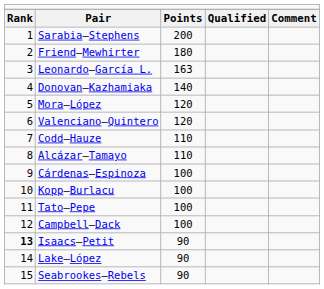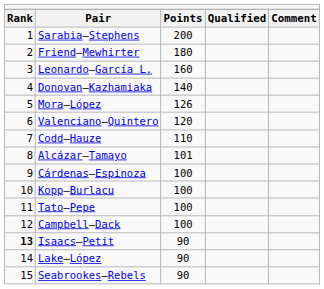(183, 70) 163 -> (183, 70) 160
(183, 104) 120 -> (183, 104) 126
(183, 155) 110 -> (183, 155) 101
